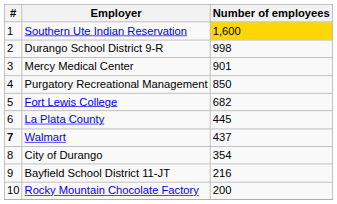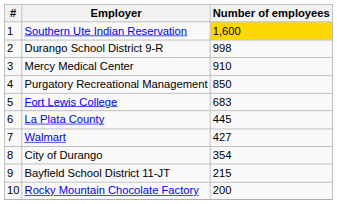(222, 66) 901 -> (222, 66) 910
(222, 102) 682 -> (222, 102) 683
(10, 137) bold -> (10, 137) normal
(222, 137) 437 -> (222, 137) 427
(222, 173) 216 -> (222, 173) 215
